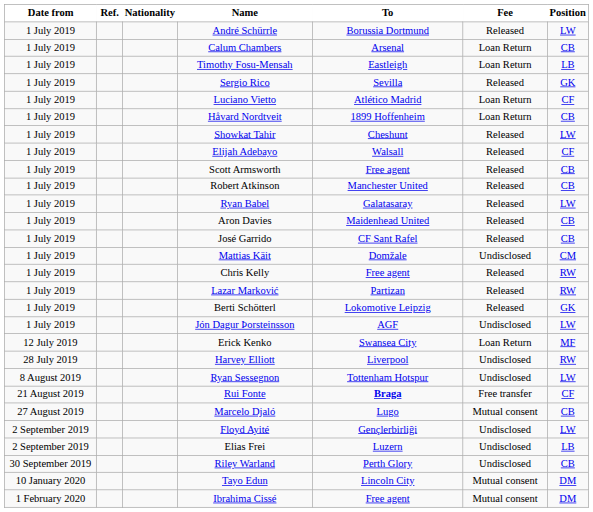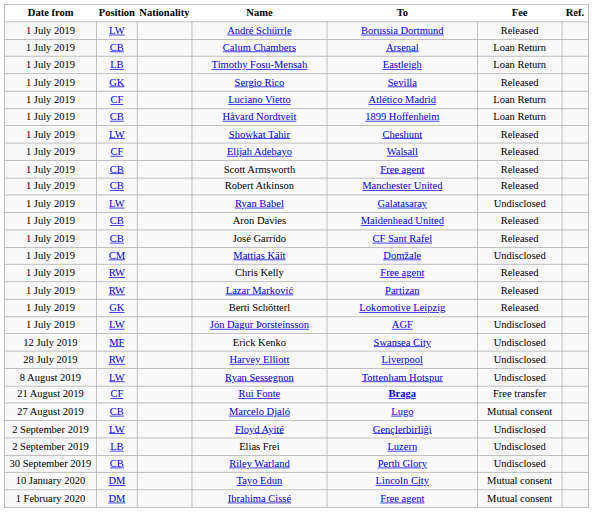columns swapped: (568, 13) <-> (110, 13)
(505, 204) Released -> (520, 204) Undisclosed
(505, 342) Loan Return -> (520, 342) Undisclosed
